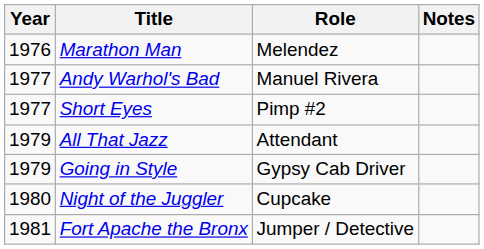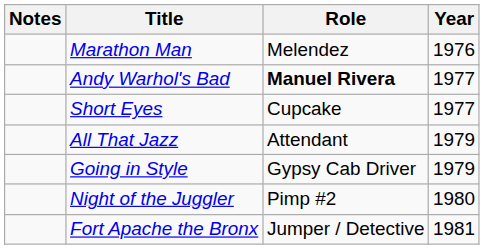columns swapped: (30, 19) <-> (449, 19)
(317, 79) normal -> (331, 79) bold
(291, 109) Pimp #2 -> (304, 109) Cupcake
(294, 199) Cupcake -> (302, 199) Pimp #2
